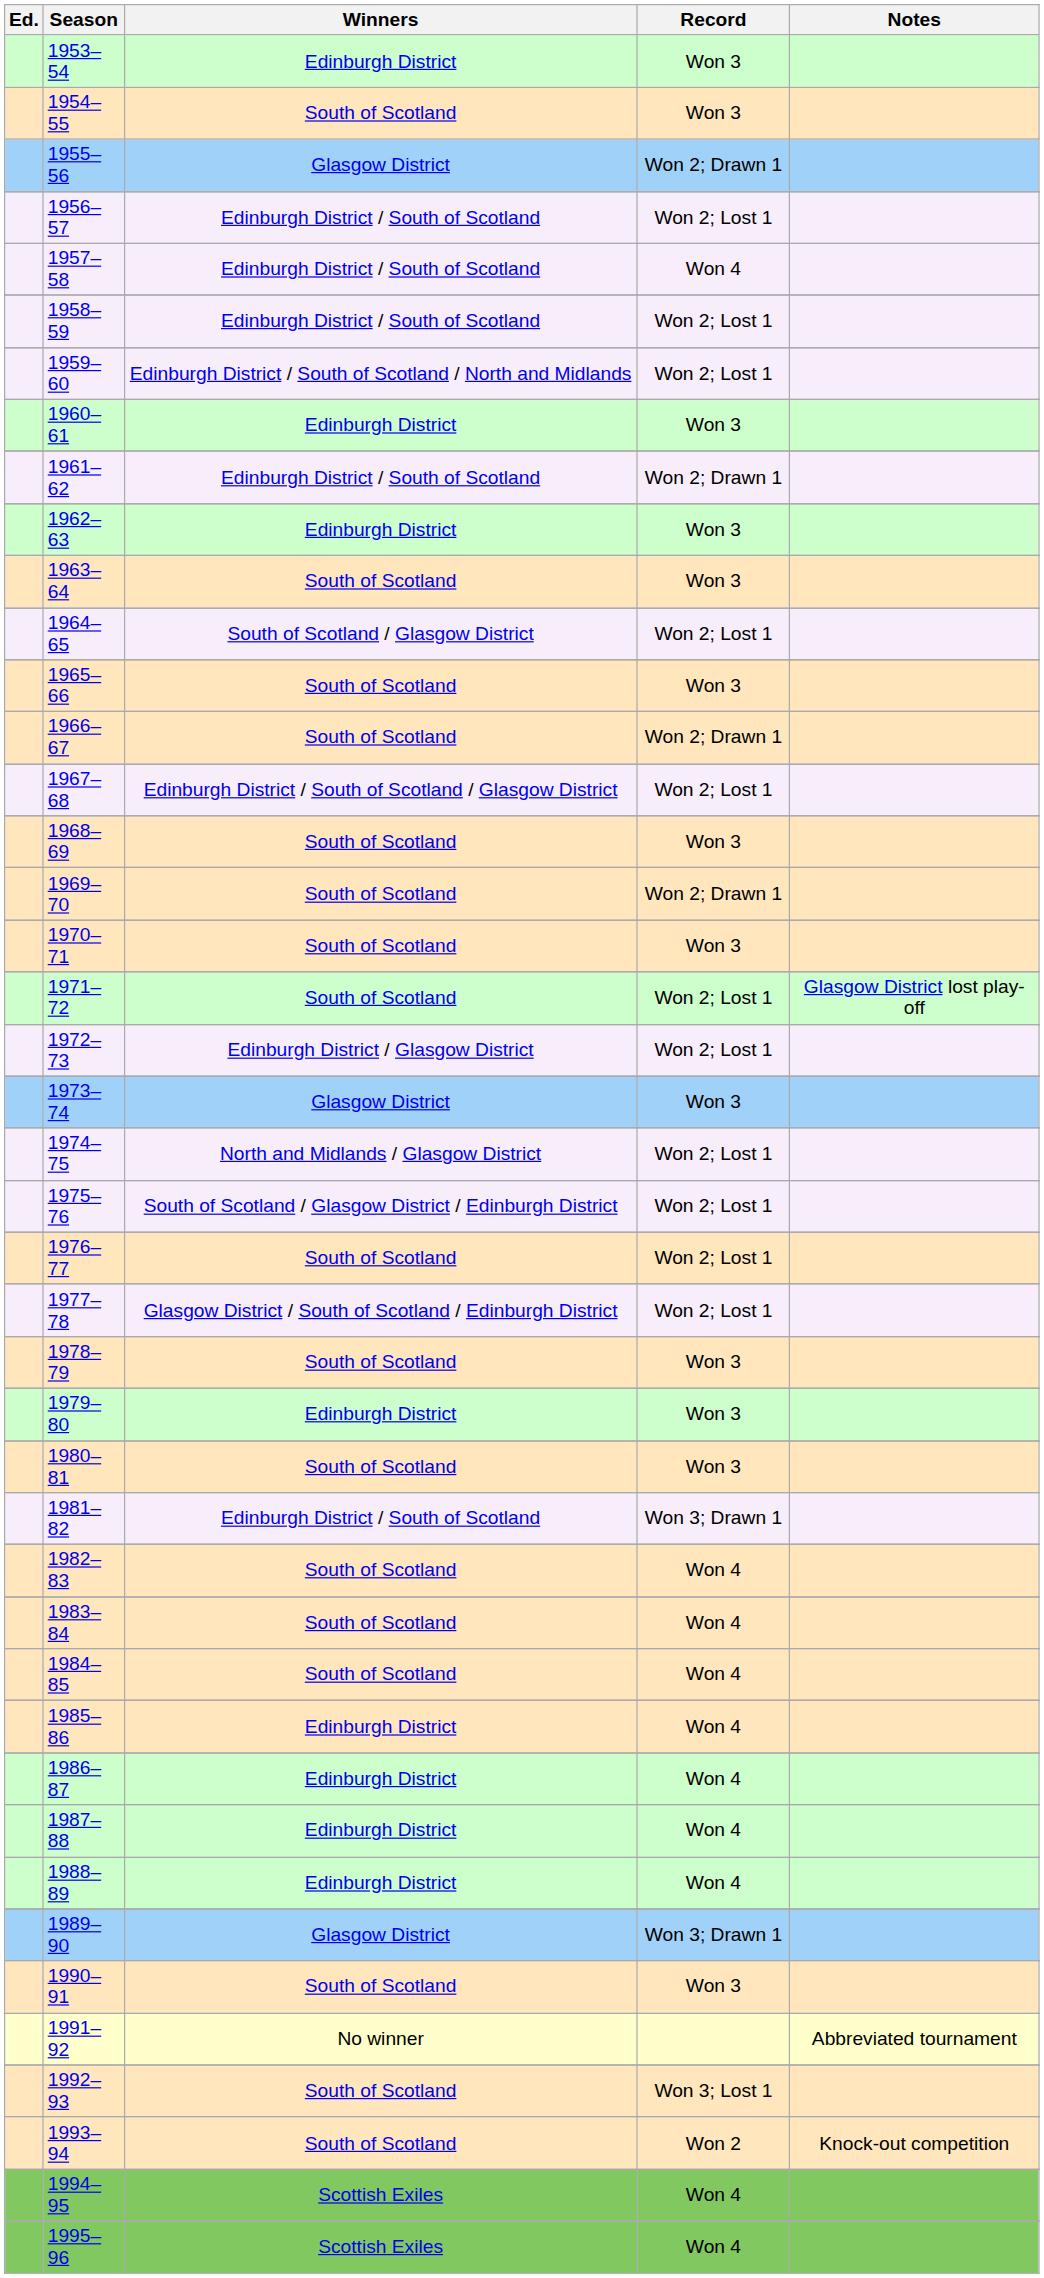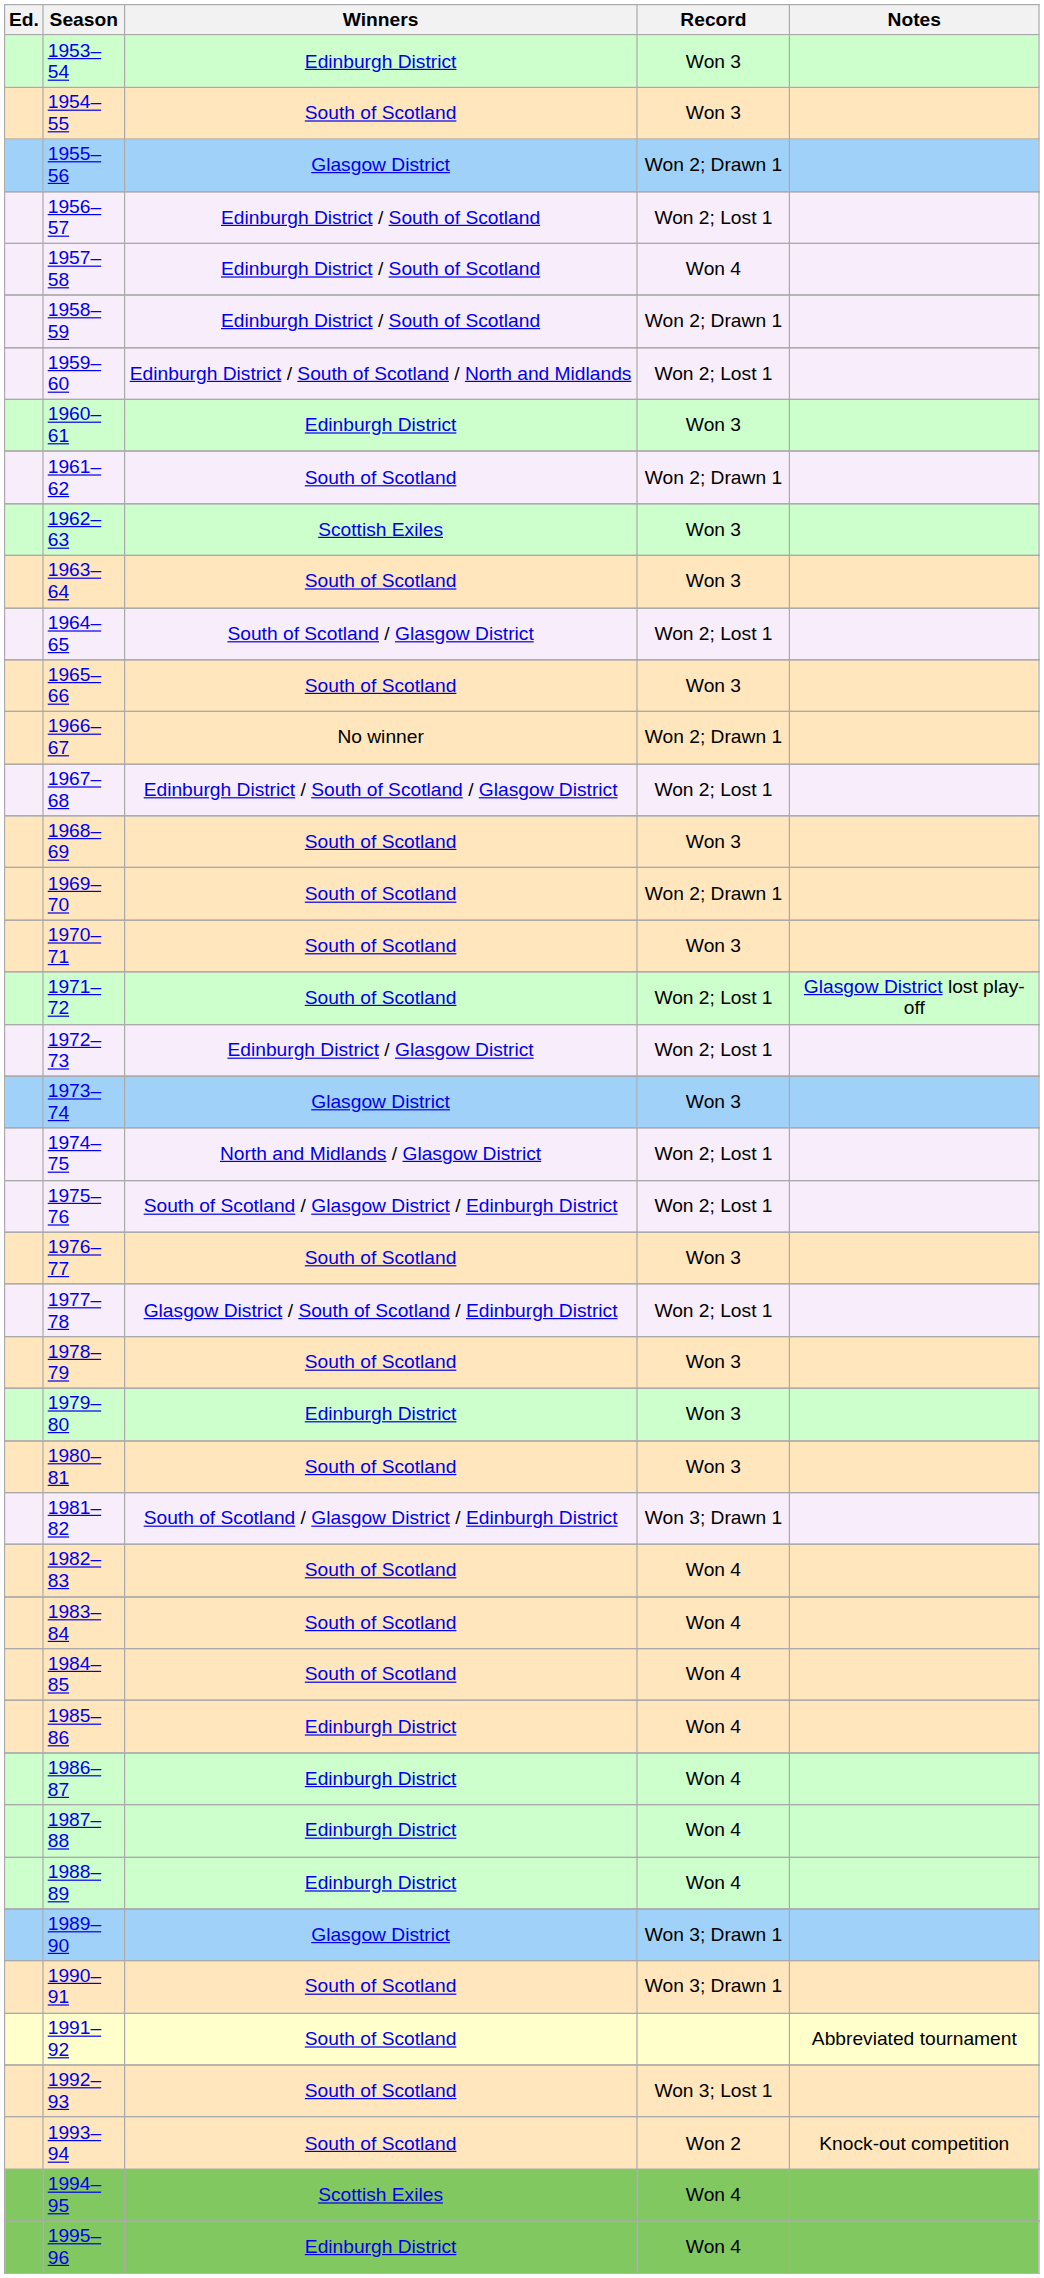(713, 321) Won 2; Lost 1 -> (713, 321) Won 2; Drawn 1
(381, 477) Edinburgh District / South of Scotland -> (381, 477) South of Scotland
(381, 529) Edinburgh District -> (381, 529) Scottish Exiles
(381, 737) South of Scotland -> (381, 737) No winner
(713, 1258) Won 2; Lost 1 -> (713, 1258) Won 3
(381, 1518) Edinburgh District / South of Scotland -> (381, 1518) South of Scotland / Glasgow District / Edinburgh District
(713, 1986) Won 3 -> (713, 1986) Won 3; Drawn 1
(381, 2038) No winner -> (381, 2038) South of Scotland
(381, 2247) Scottish Exiles -> (381, 2247) Edinburgh District
